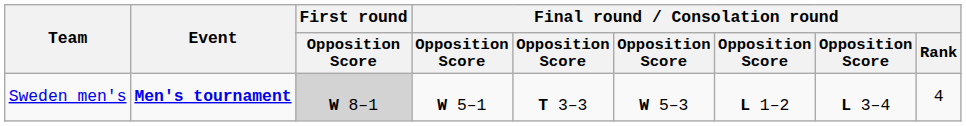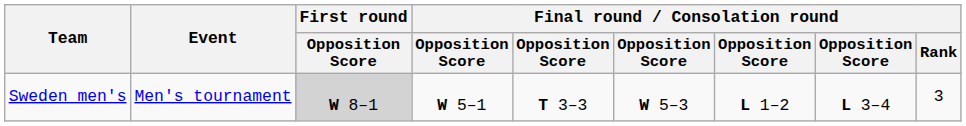(213, 97) bold -> (213, 97) normal
(939, 97) 4 -> (939, 97) 3
